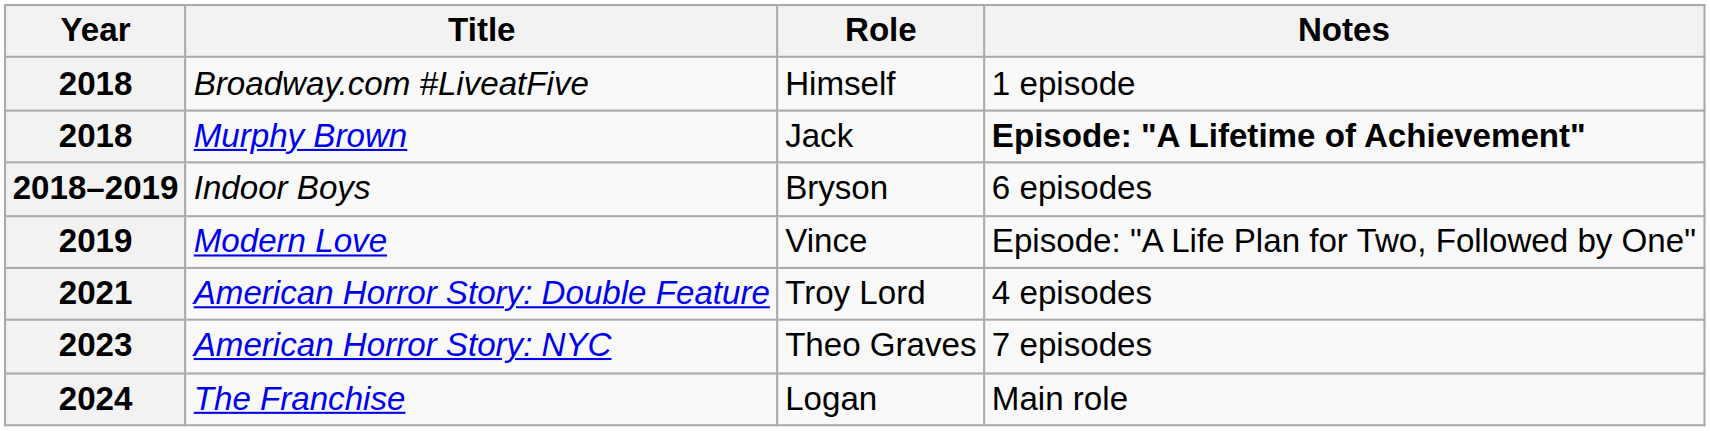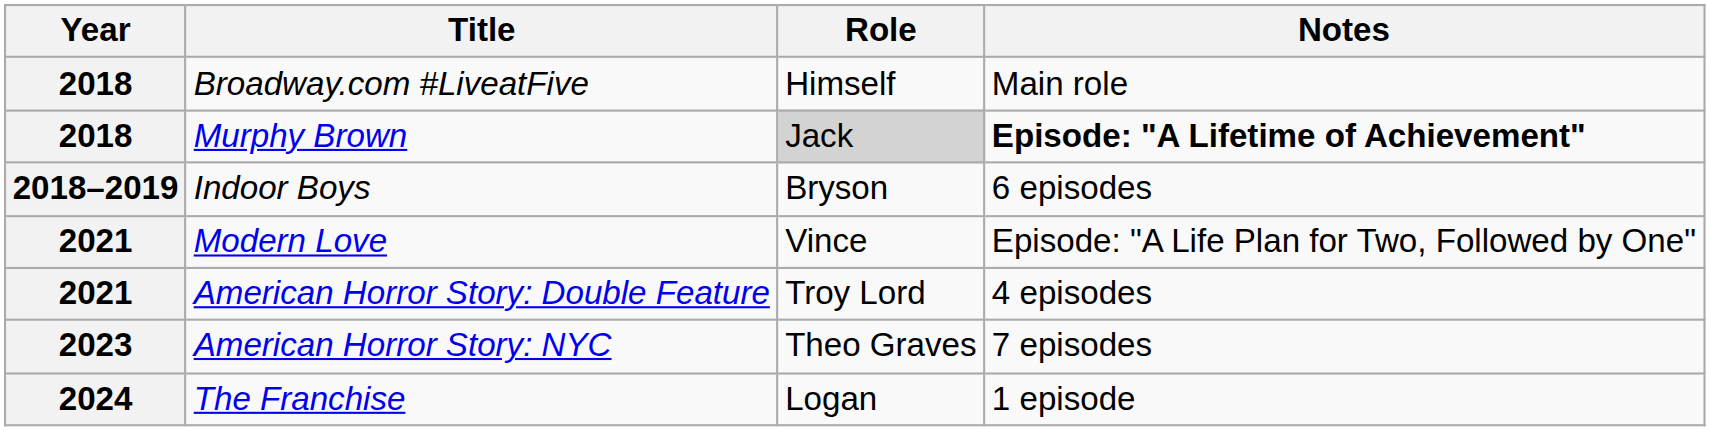(1064, 83) 1 episode -> (1060, 83) Main role
(819, 135) no background -> (819, 135) lightgrey background
(96, 240) 2019 -> (96, 240) 2021
(1060, 398) Main role -> (1064, 398) 1 episode
